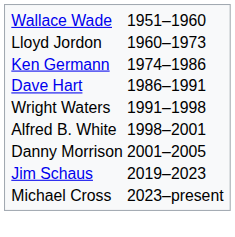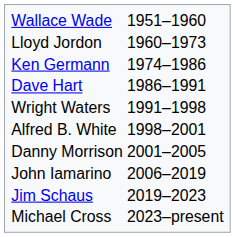+ row: (61, 173)
